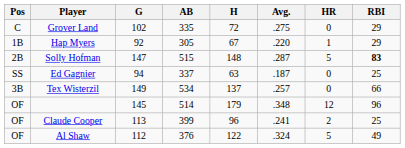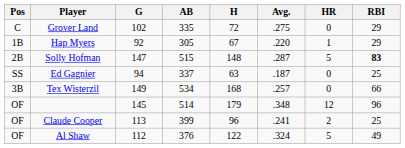(234, 89) 137 -> (234, 89) 168
